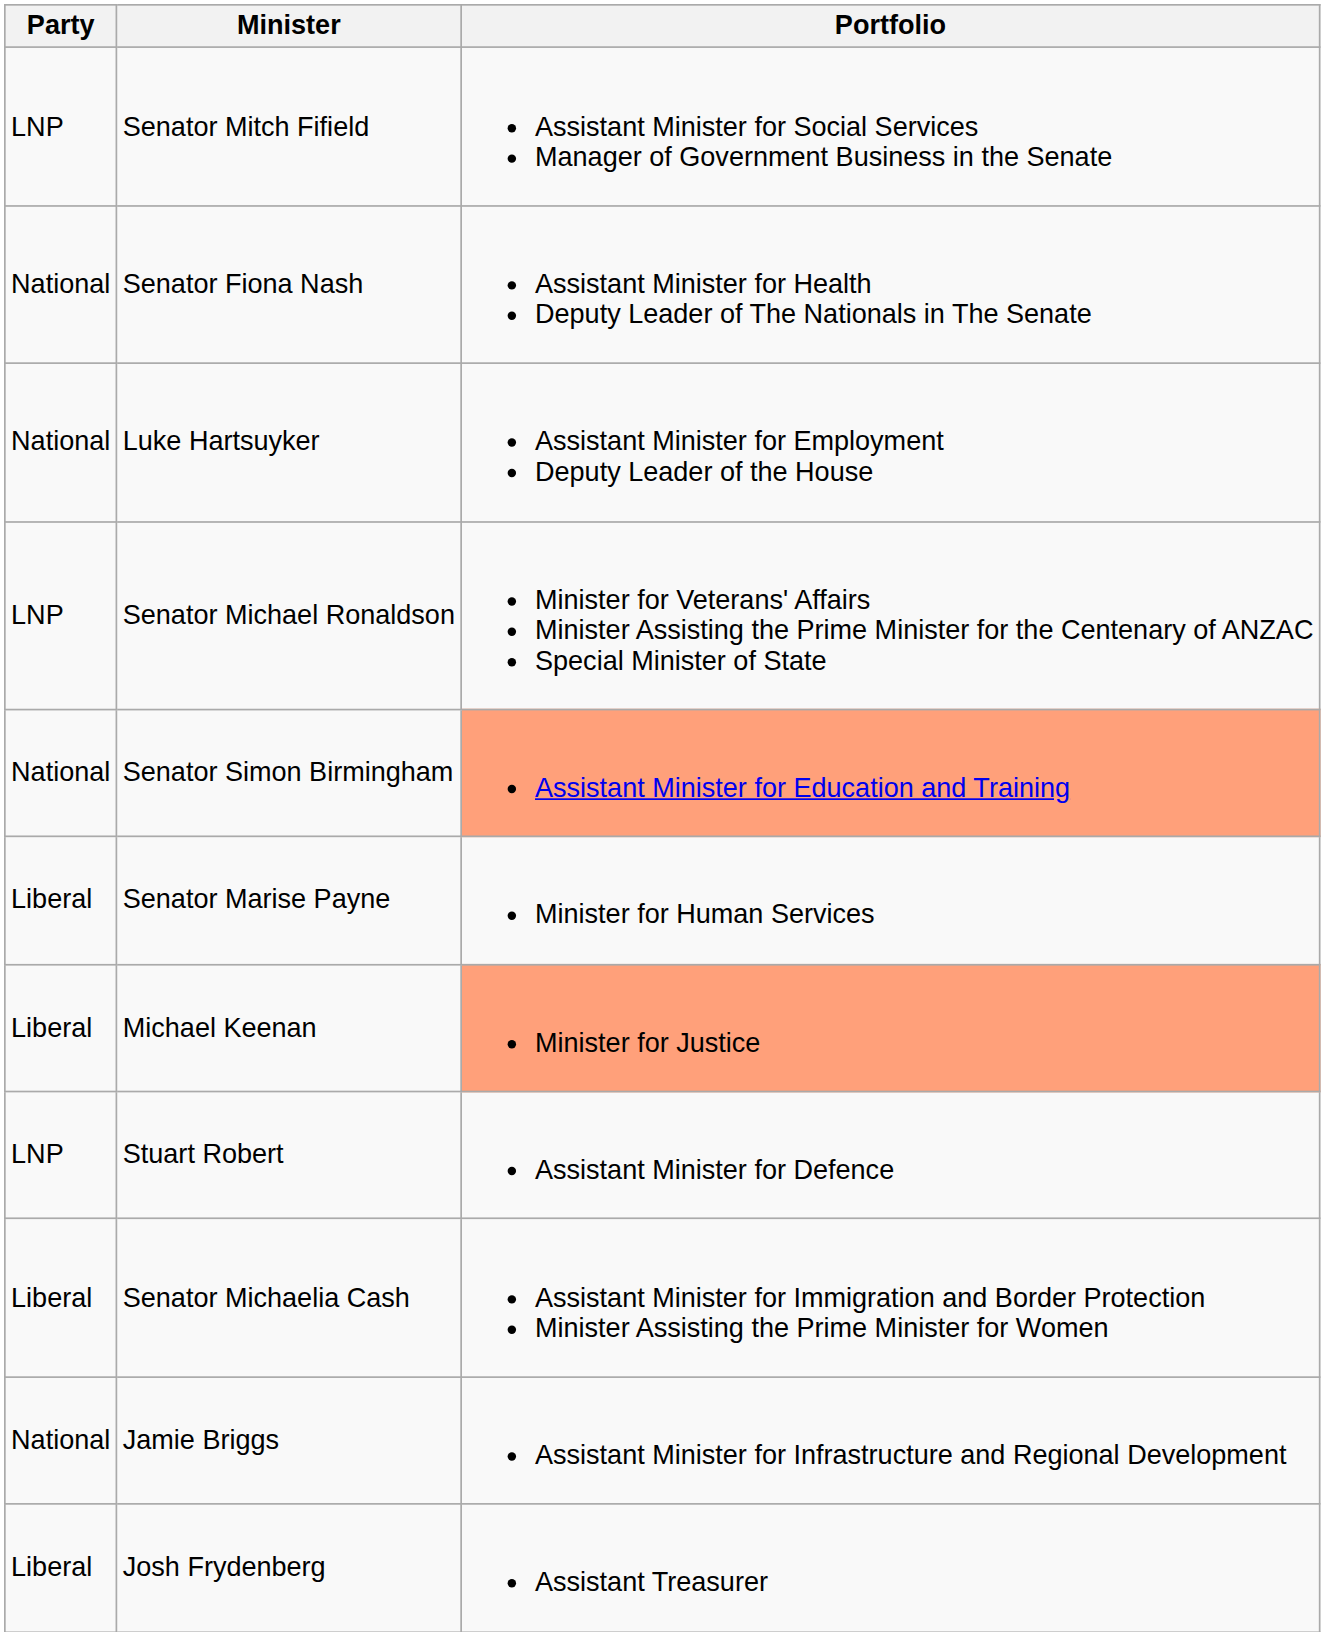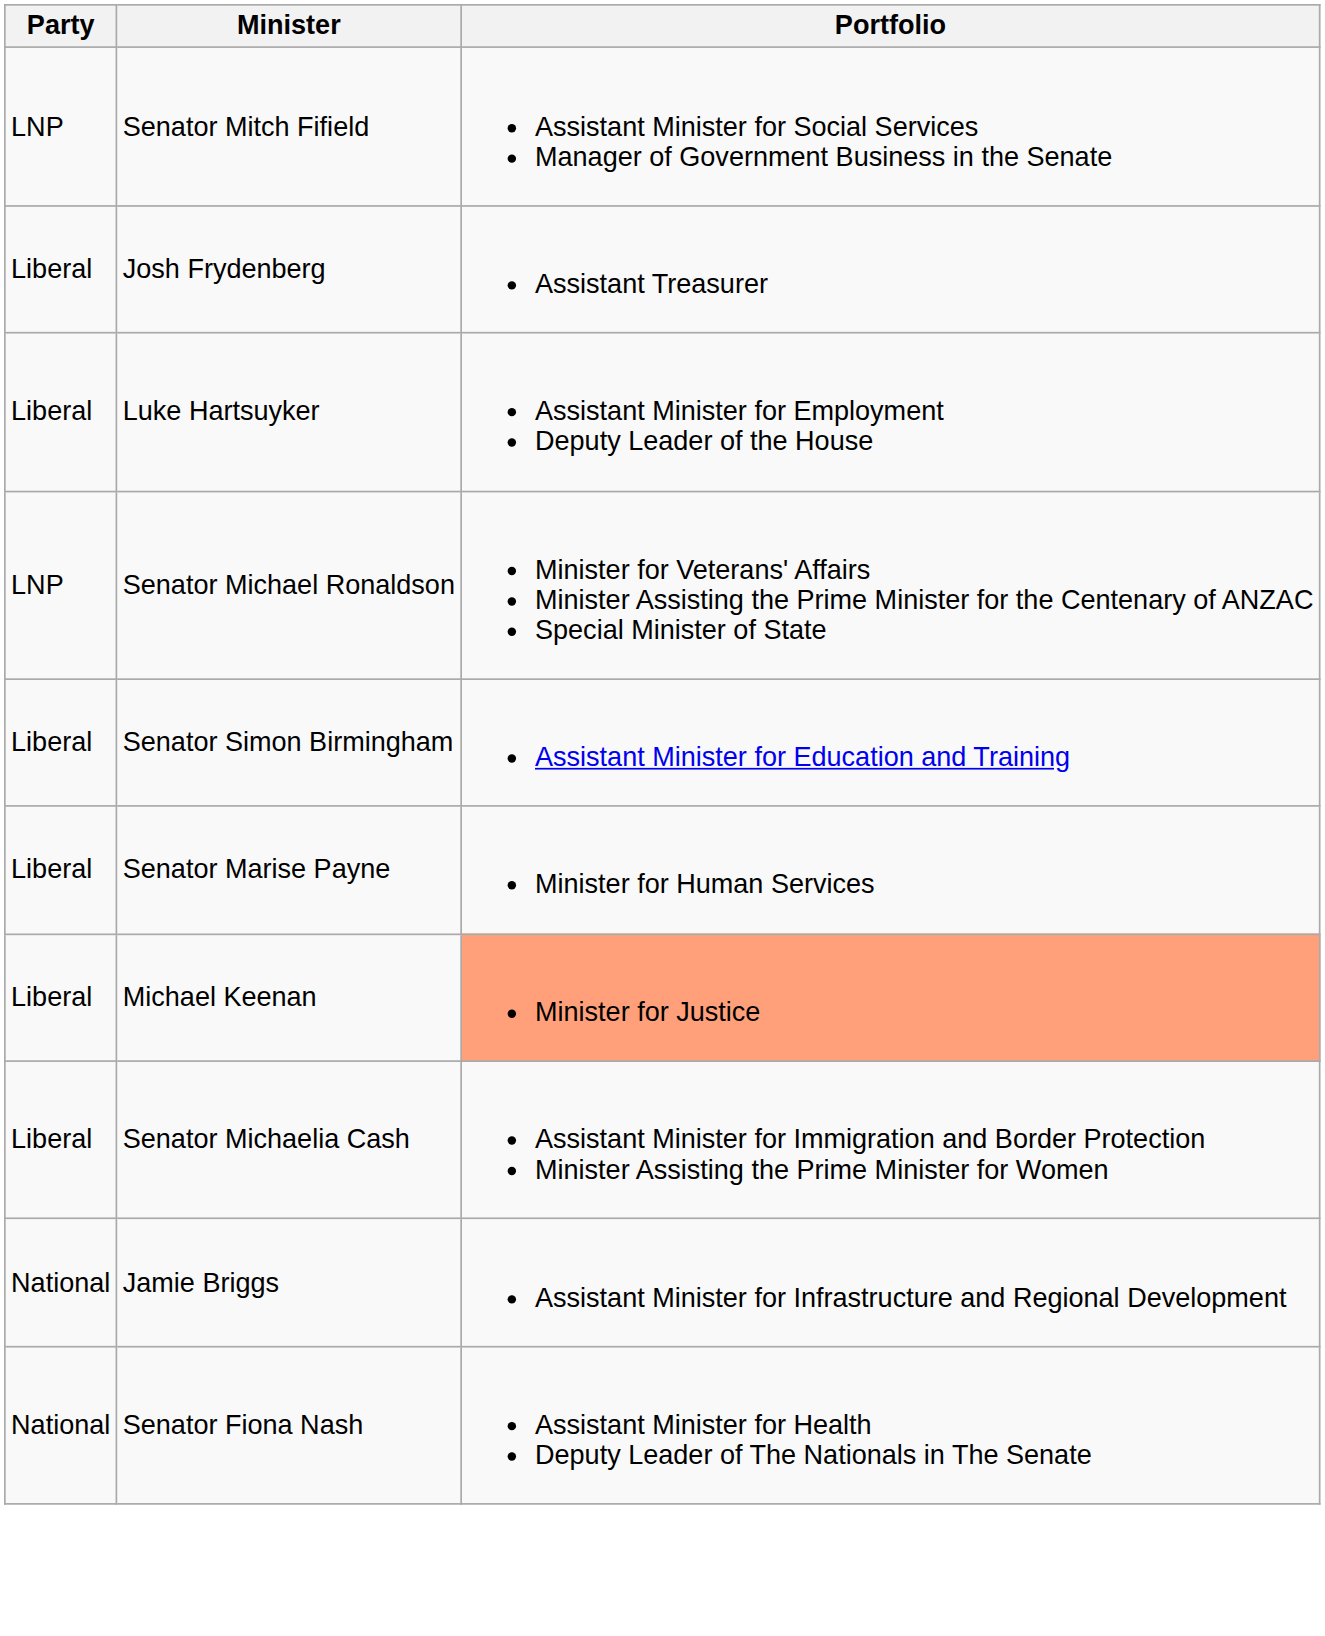rows swapped: (243, 284) <-> (224, 1567)
(61, 441) National -> (52, 411) Liberal
(61, 772) National -> (52, 742) Liberal
(890, 788) lightsalmon background -> (890, 758) no background
- row: (203, 1154)
